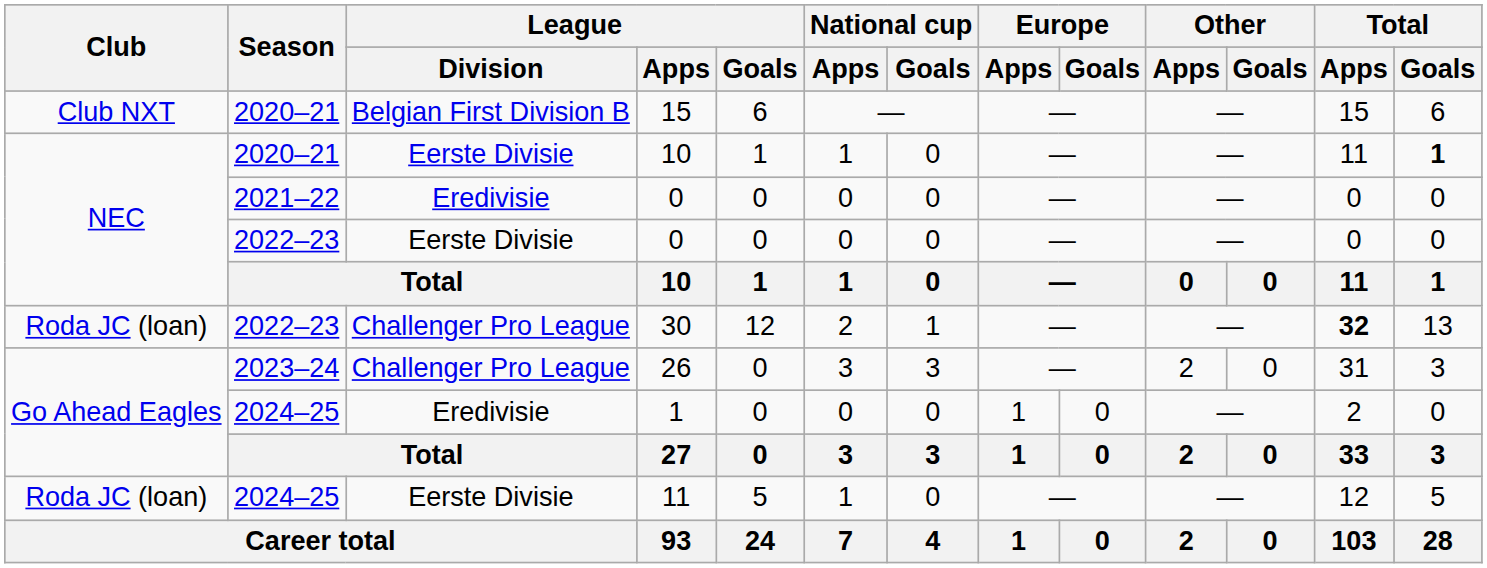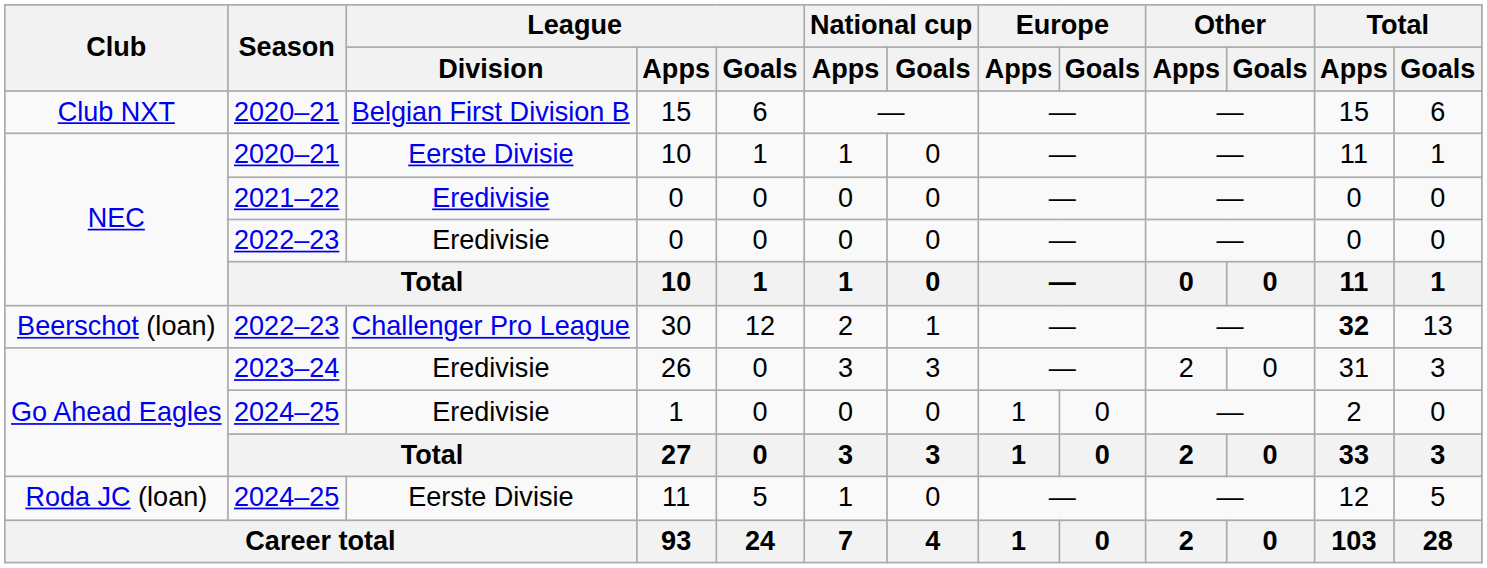(1438, 154) bold -> (1438, 154) normal
(491, 240) Eerste Divisie -> (491, 240) Eredivisie
(116, 326) Roda JC (loan) -> (116, 326) Beerschot (loan)
(491, 369) Challenger Pro League -> (491, 369) Eredivisie
